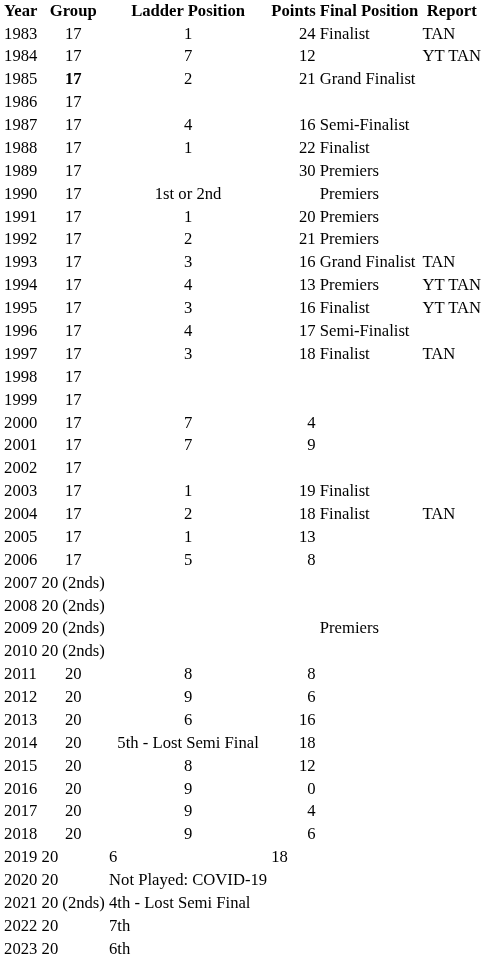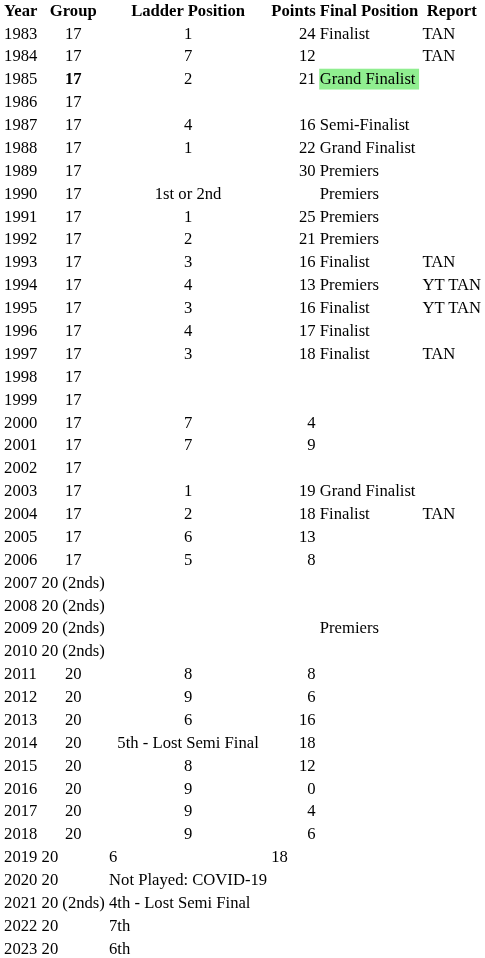(452, 56) YT TAN -> (439, 56) TAN
(368, 79) no background -> (368, 79) lightgreen background
(345, 147) Finalist -> (368, 147) Grand Finalist
(307, 216) 20 -> (307, 216) 25
(368, 262) Grand Finalist -> (345, 262) Finalist
(365, 330) Semi-Finalist -> (345, 330) Finalist
(345, 490) Finalist -> (368, 490) Grand Finalist
(188, 536) 1 -> (188, 536) 6
